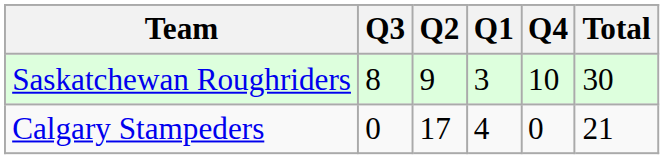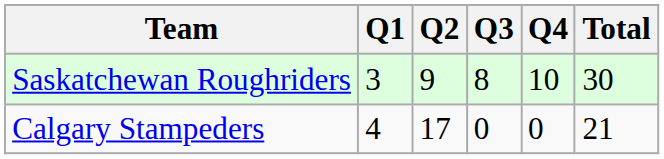columns swapped: (494, 29) <-> (385, 29)
